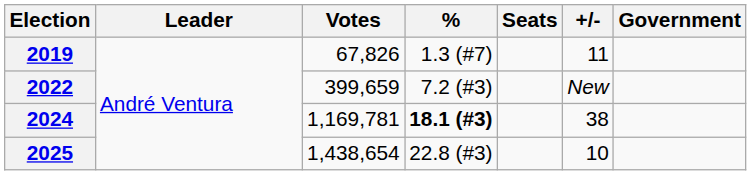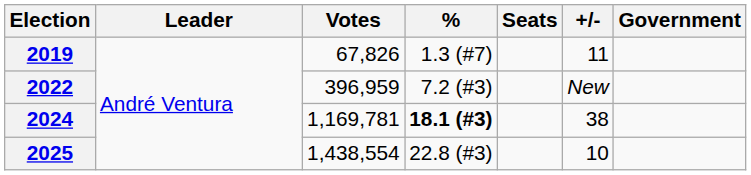(362, 86) 399,659 -> (362, 86) 396,959
(353, 152) 1,438,654 -> (353, 152) 1,438,554
